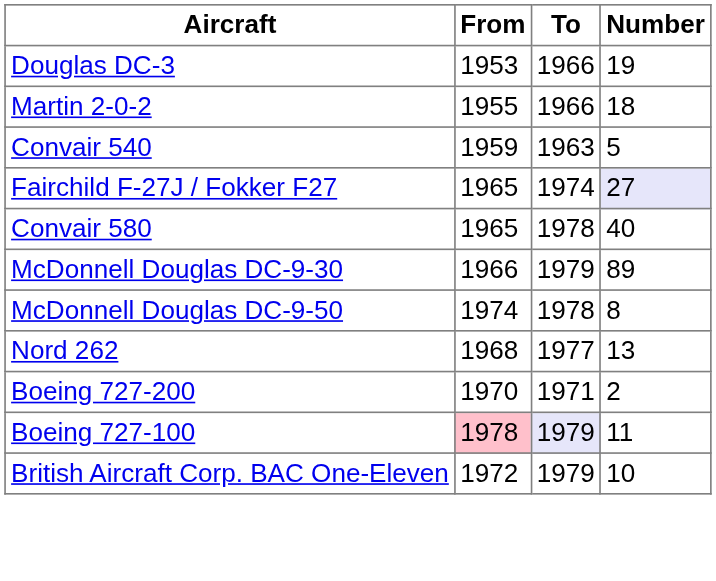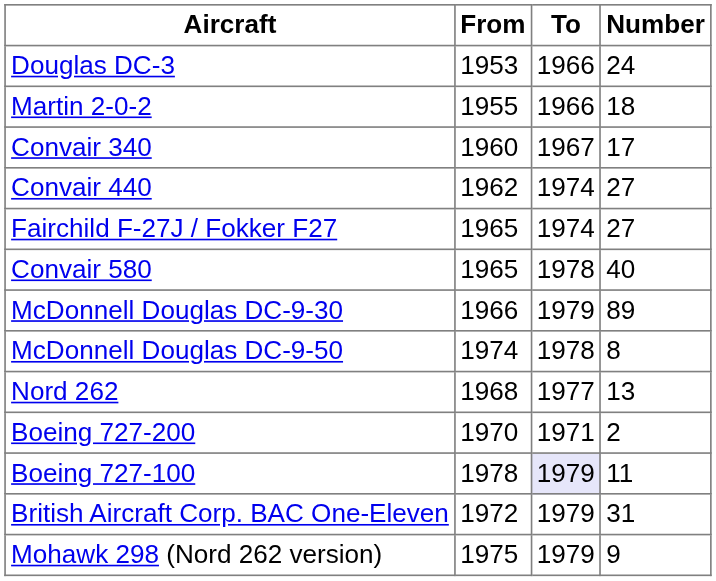(621, 65) 19 -> (621, 65) 24
- row: (81, 147)
+ row: (81, 147)
+ row: (81, 187)
(621, 187) lavender background -> (621, 228) no background
(489, 432) pink background -> (489, 473) no background
(621, 473) 10 -> (621, 513) 31
+ row: (197, 554)
